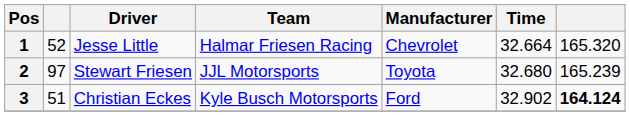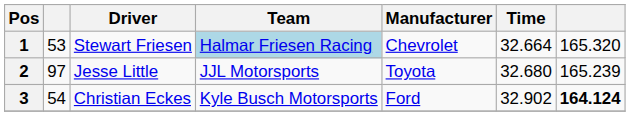(57, 45) 52 -> (57, 45) 53
(116, 45) Jesse Little -> (133, 45) Stewart Friesen
(286, 45) no background -> (286, 45) lightblue background
(133, 72) Stewart Friesen -> (116, 72) Jesse Little
(57, 98) 51 -> (57, 98) 54
